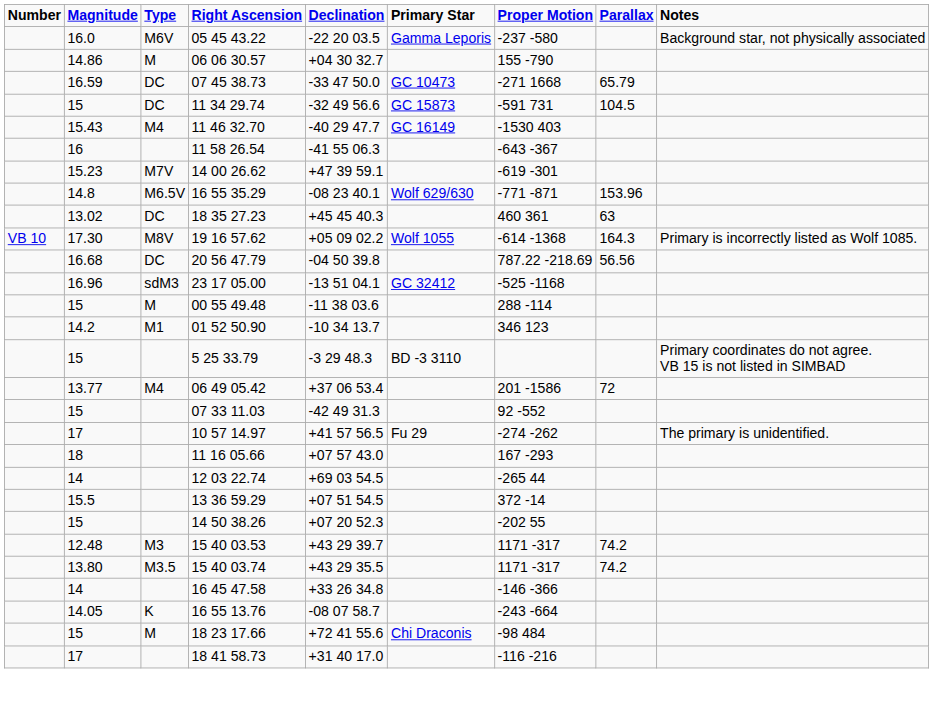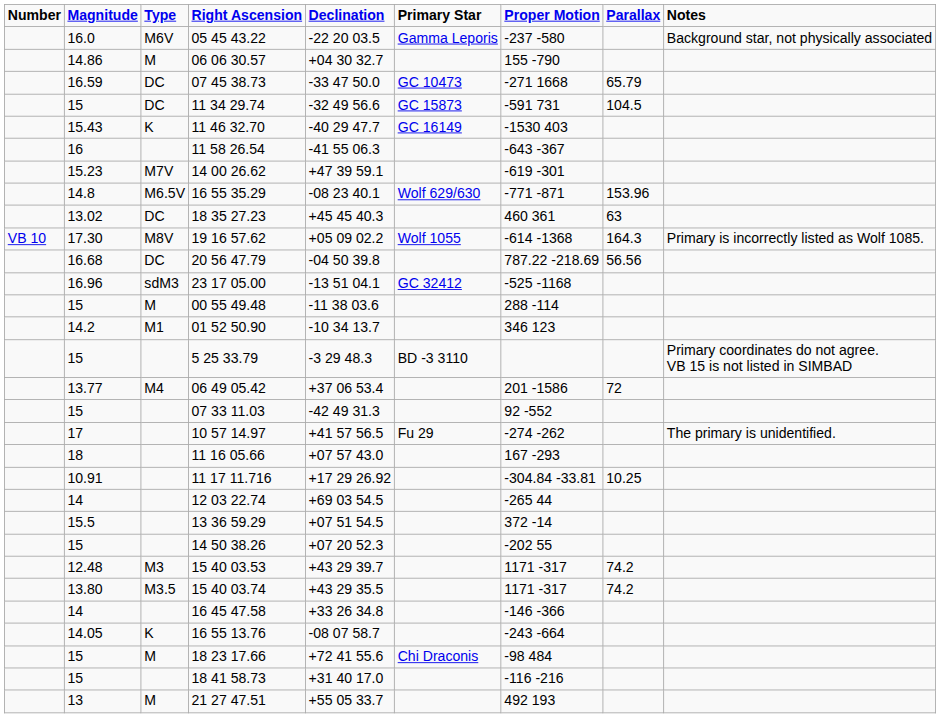(154, 127) M4 -> (149, 127) K
+ row: (232, 478)
(75, 656) 17 -> (75, 679) 15
+ row: (229, 701)
